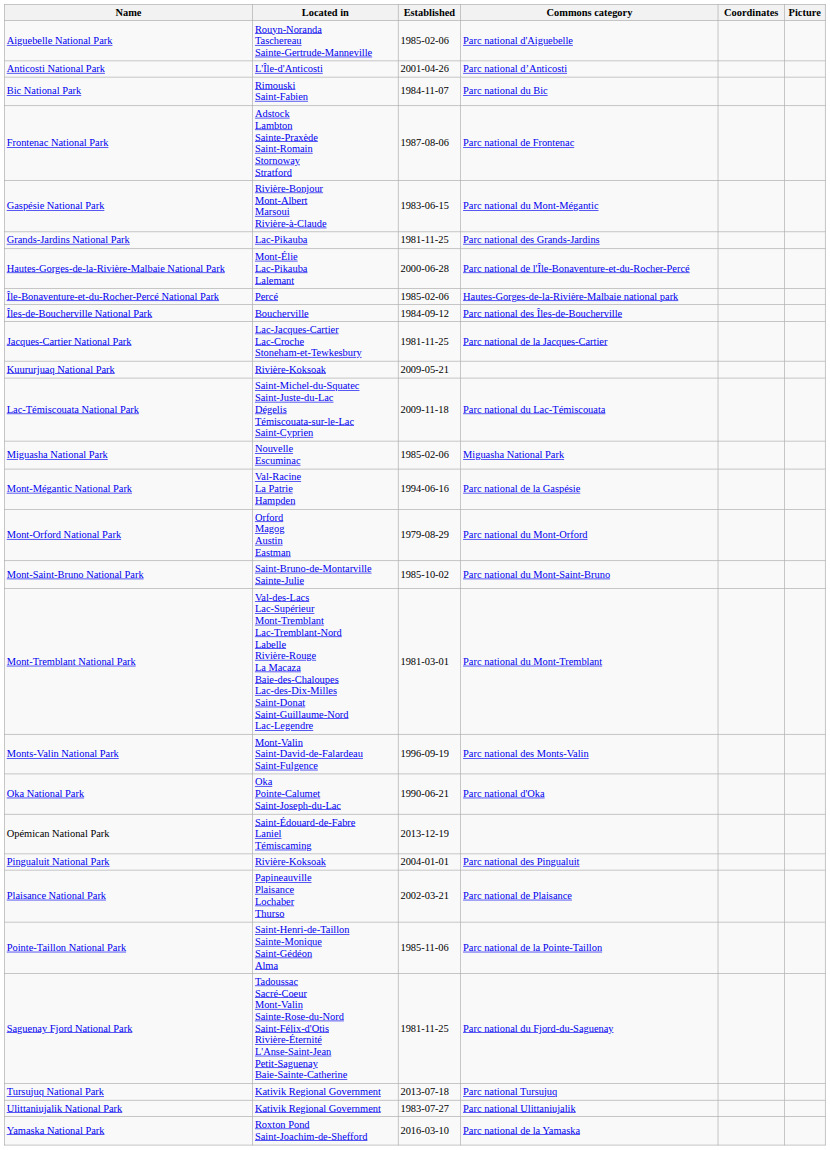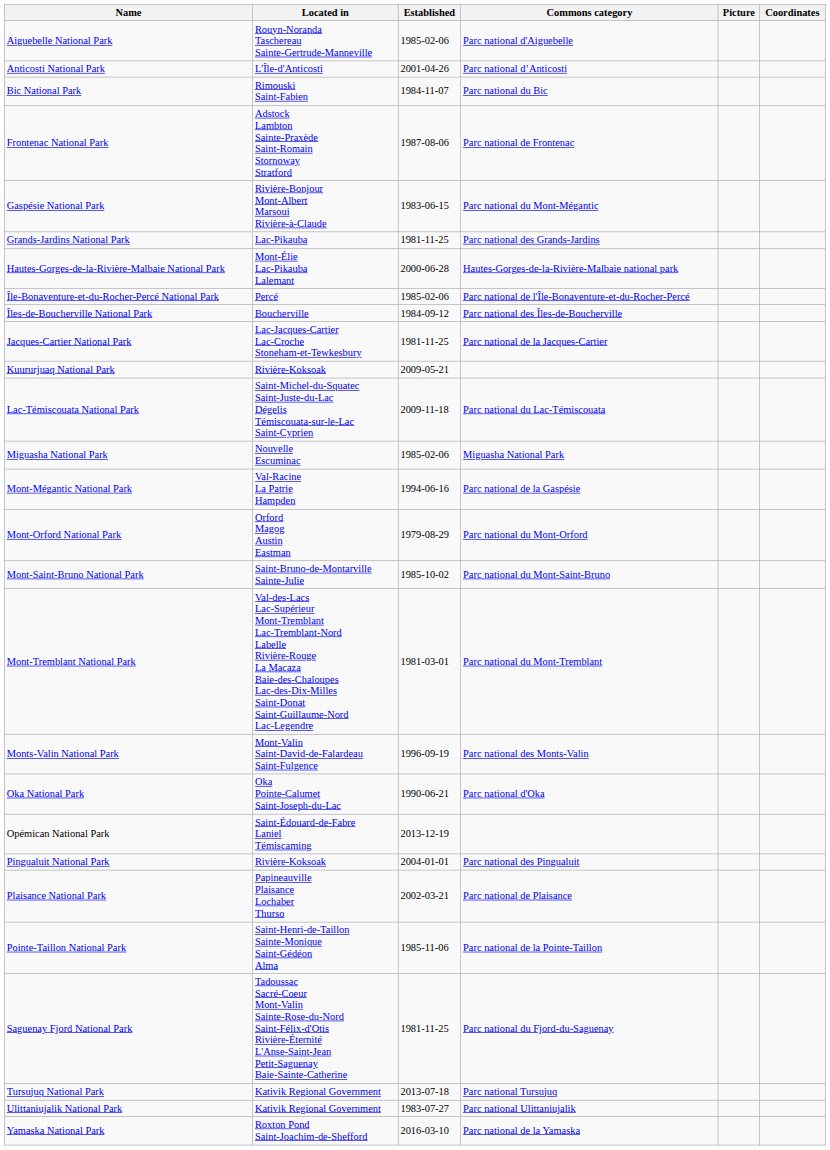columns swapped: (805, 12) <-> (751, 12)
(576, 268) Parc national de l'Île-Bonaventure-et-du-Rocher-Percé -> (571, 268) Hautes-Gorges-de-la-Rivière-Malbaie national park
(571, 296) Hautes-Gorges-de-la-Rivière-Malbaie national park -> (576, 296) Parc national de l'Île-Bonaventure-et-du-Rocher-Percé
